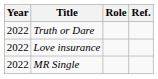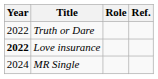(18, 47) normal -> (18, 47) bold
(18, 64) 2022 -> (18, 64) 2024
